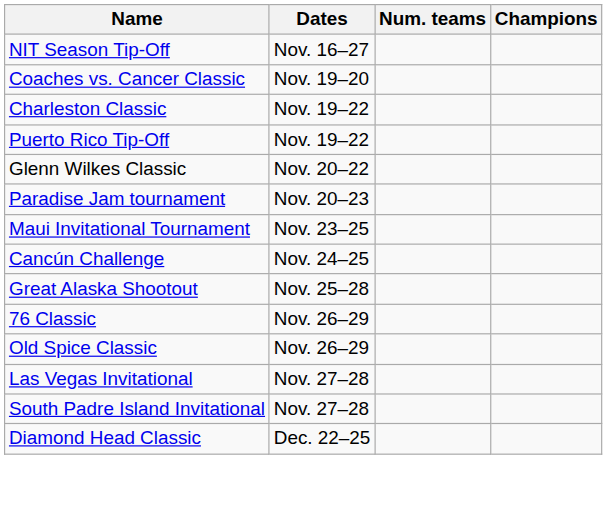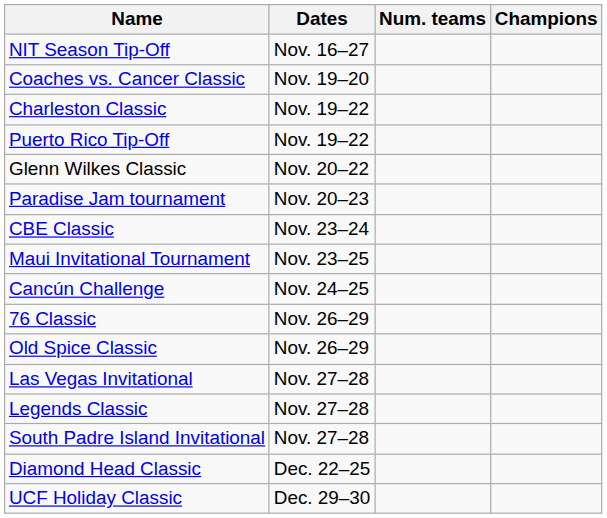+ row: (61, 229)
- row: (103, 288)
+ row: (78, 408)
+ row: (95, 498)
